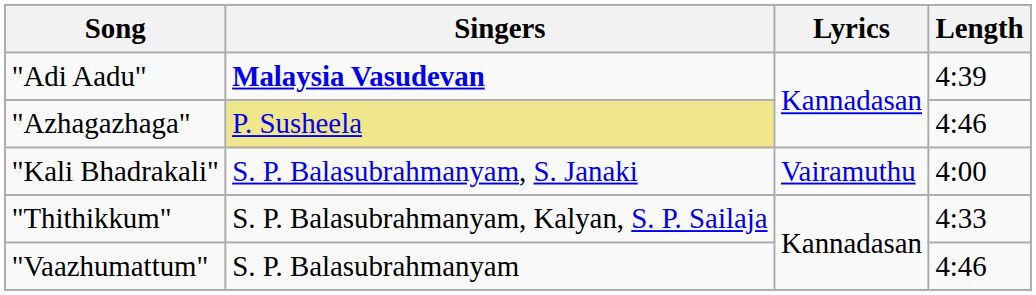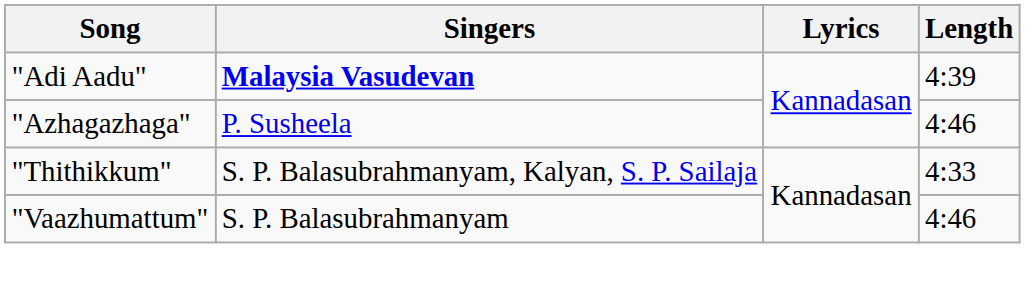(297, 123) khaki background -> (287, 123) no background
- row: (115, 171)
